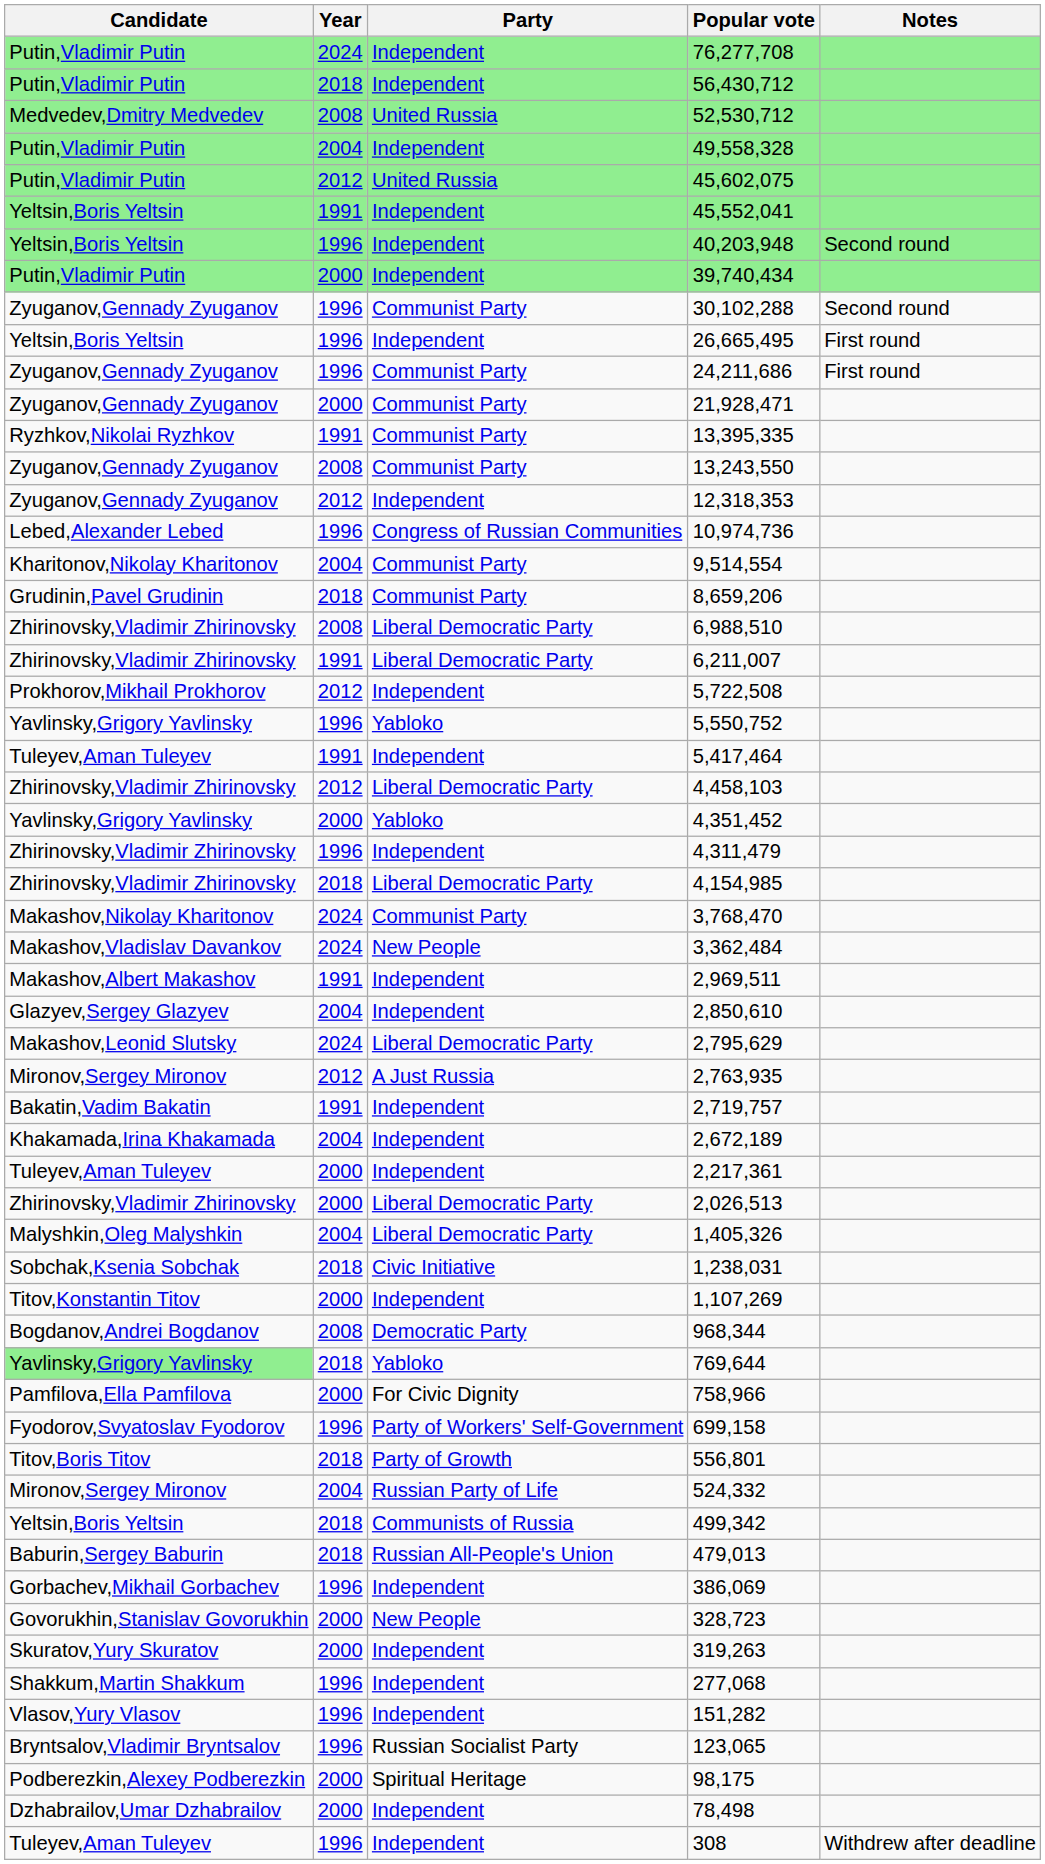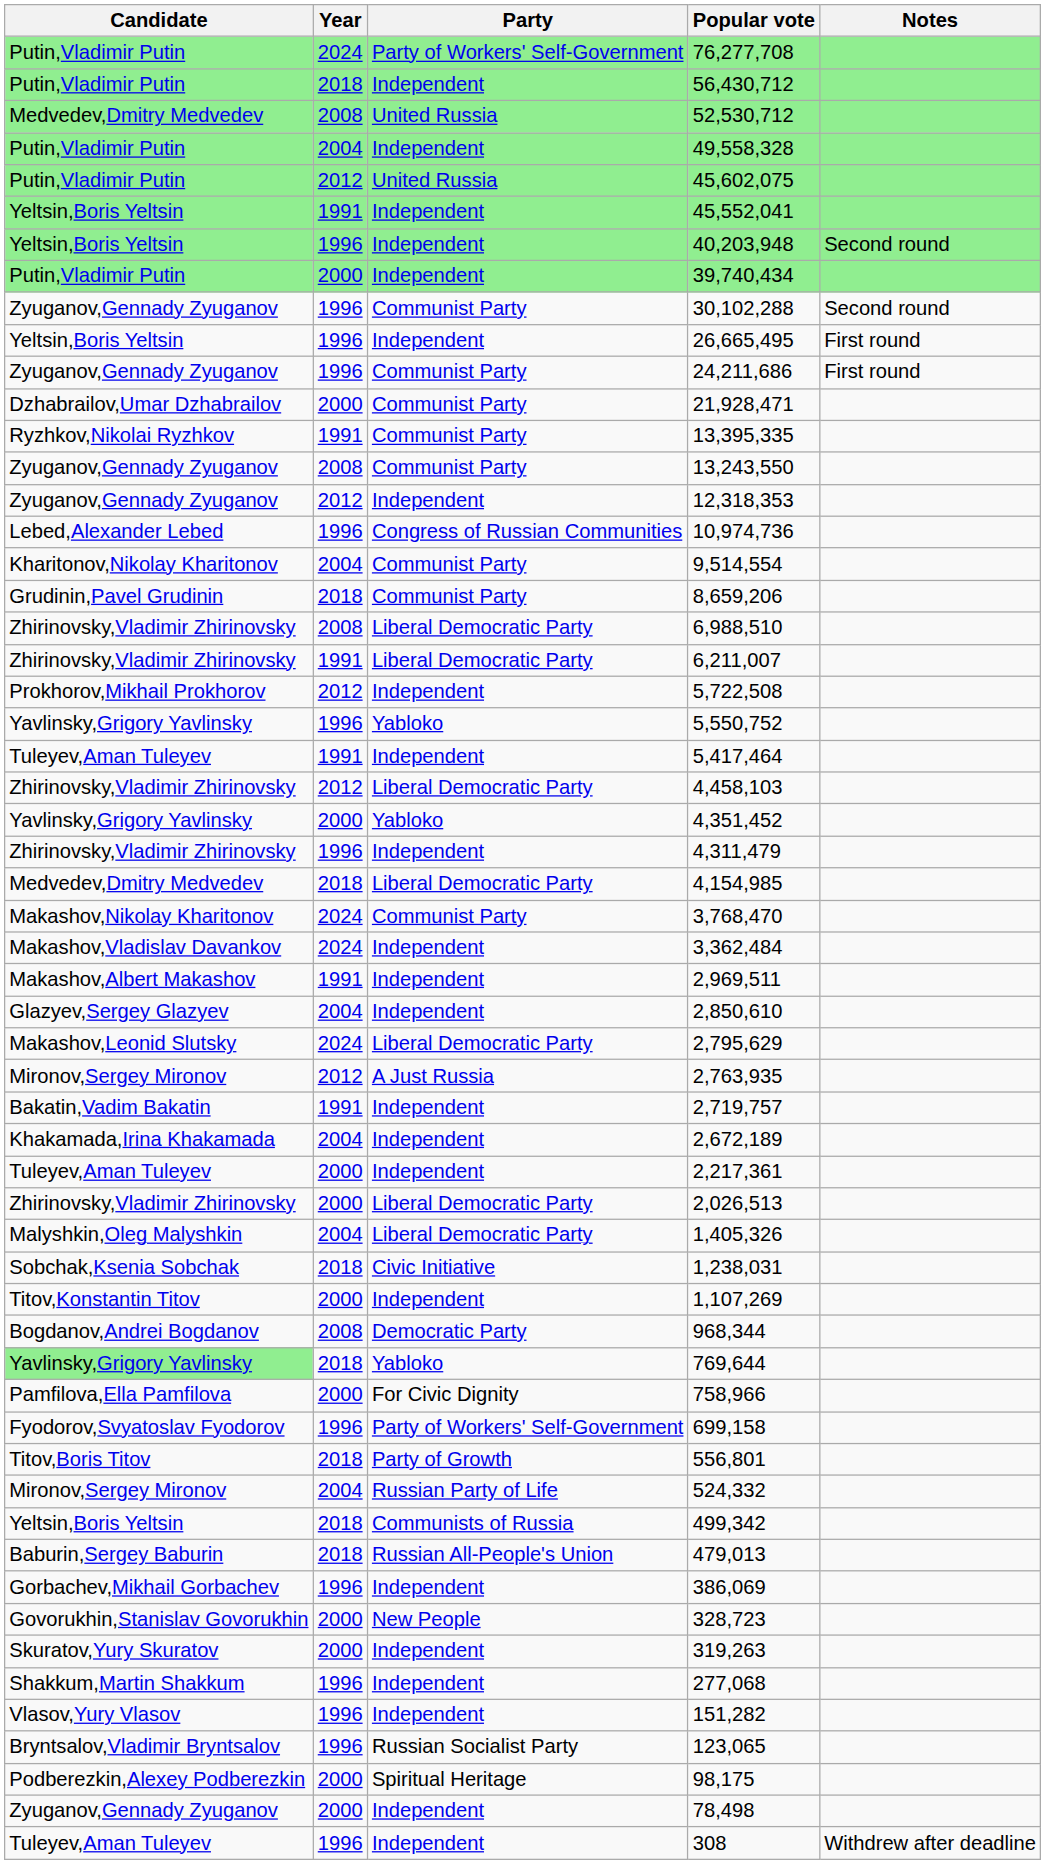(428, 52) Independent -> (528, 52) Party of Workers' Self-Government
(144, 404) Zyuganov,Gennady Zyuganov -> (145, 404) Dzhabrailov,Umar Dzhabrailov
(152, 883) Zhirinovsky,Vladimir Zhirinovsky -> (136, 883) Medvedev,Dmitry Medvedev
(426, 947) New People -> (428, 947) Independent
(145, 1810) Dzhabrailov,Umar Dzhabrailov -> (144, 1810) Zyuganov,Gennady Zyuganov
